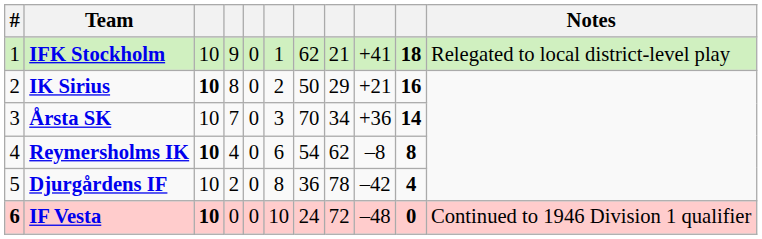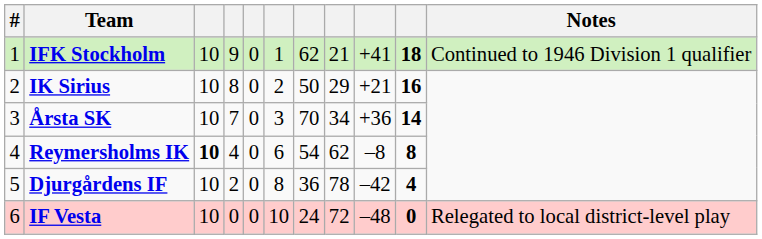(581, 53) Relegated to local district-level play -> (591, 53) Continued to 1946 Division 1 qualifier
(209, 86) bold -> (209, 86) normal
(15, 217) bold -> (15, 217) normal
(209, 217) bold -> (209, 217) normal
(591, 217) Continued to 1946 Division 1 qualifier -> (581, 217) Relegated to local district-level play
